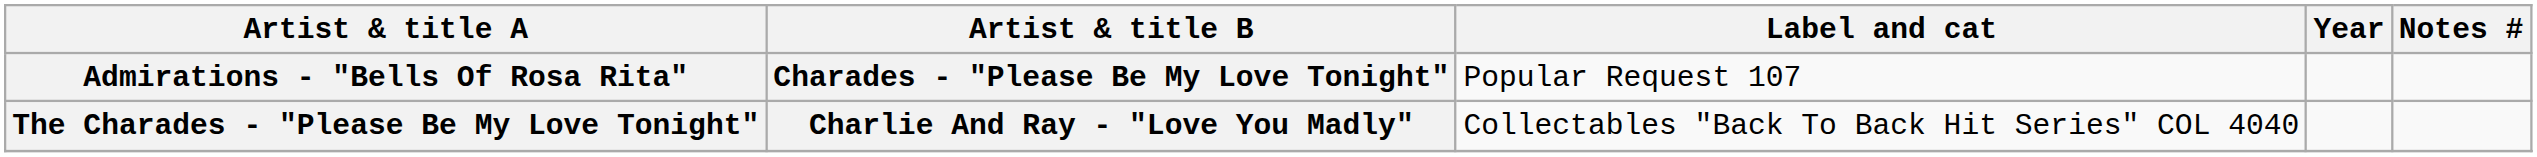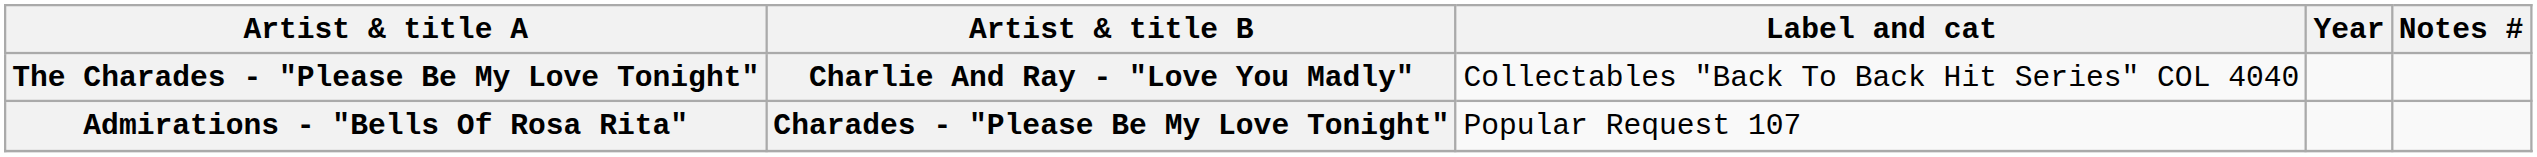rows swapped: (386, 126) <-> (386, 78)
